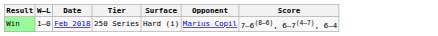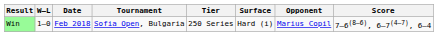+ column: (139, 11)
